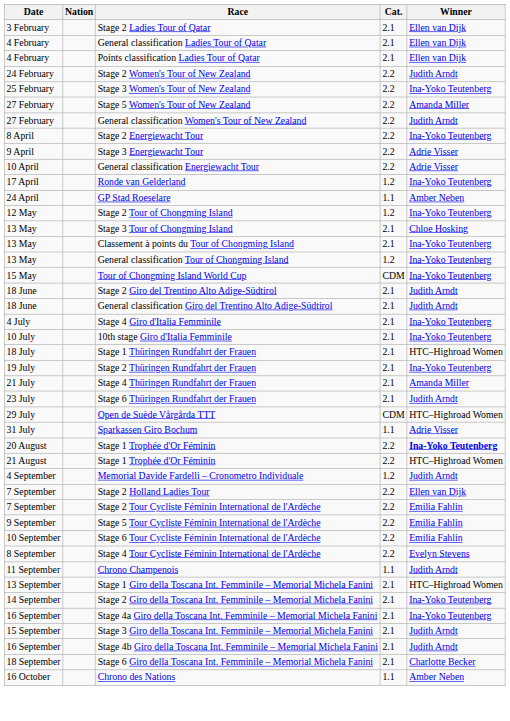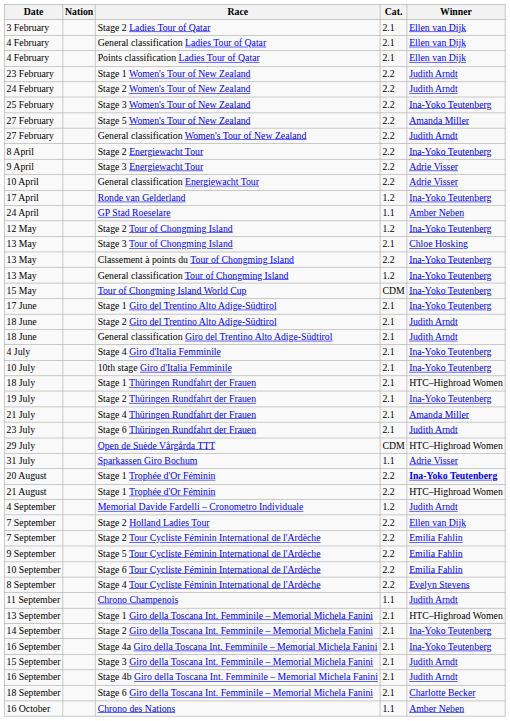+ row: (30, 74)
(389, 244) 2.1 -> (389, 259) 2.2
+ row: (22, 306)
